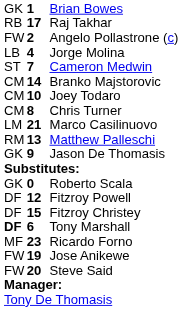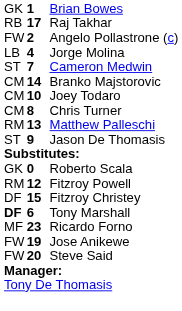- row: (103, 125)
(13, 154) GK -> (12, 139) ST
(13, 198) DF -> (14, 183) RM
